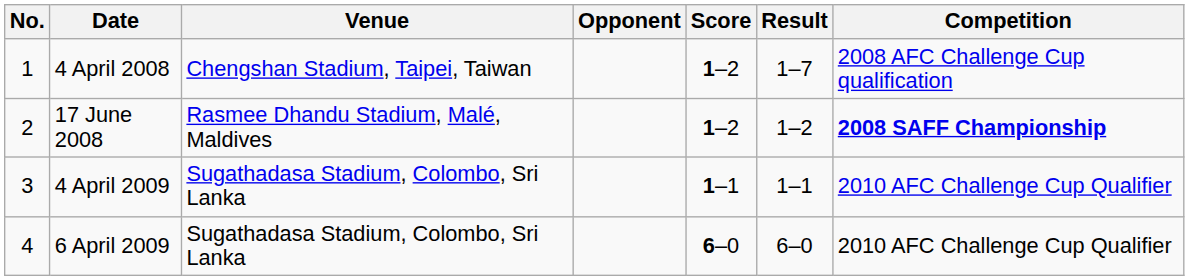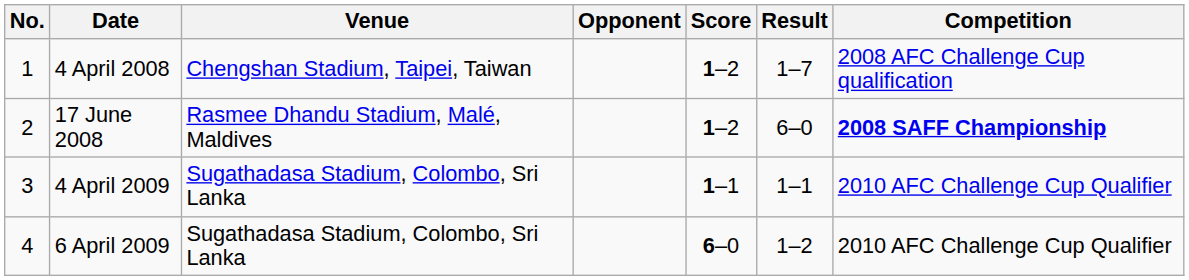(795, 127) 1–2 -> (795, 127) 6–0
(795, 245) 6–0 -> (795, 245) 1–2
